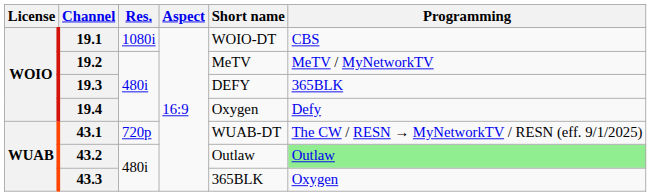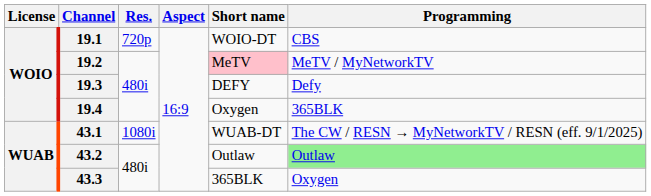(139, 39) 1080i -> (137, 39) 720p
(231, 62) no background -> (231, 62) pink background
(317, 86) 365BLK -> (306, 86) Defy
(306, 109) Defy -> (317, 109) 365BLK
(137, 132) 720p -> (139, 132) 1080i
